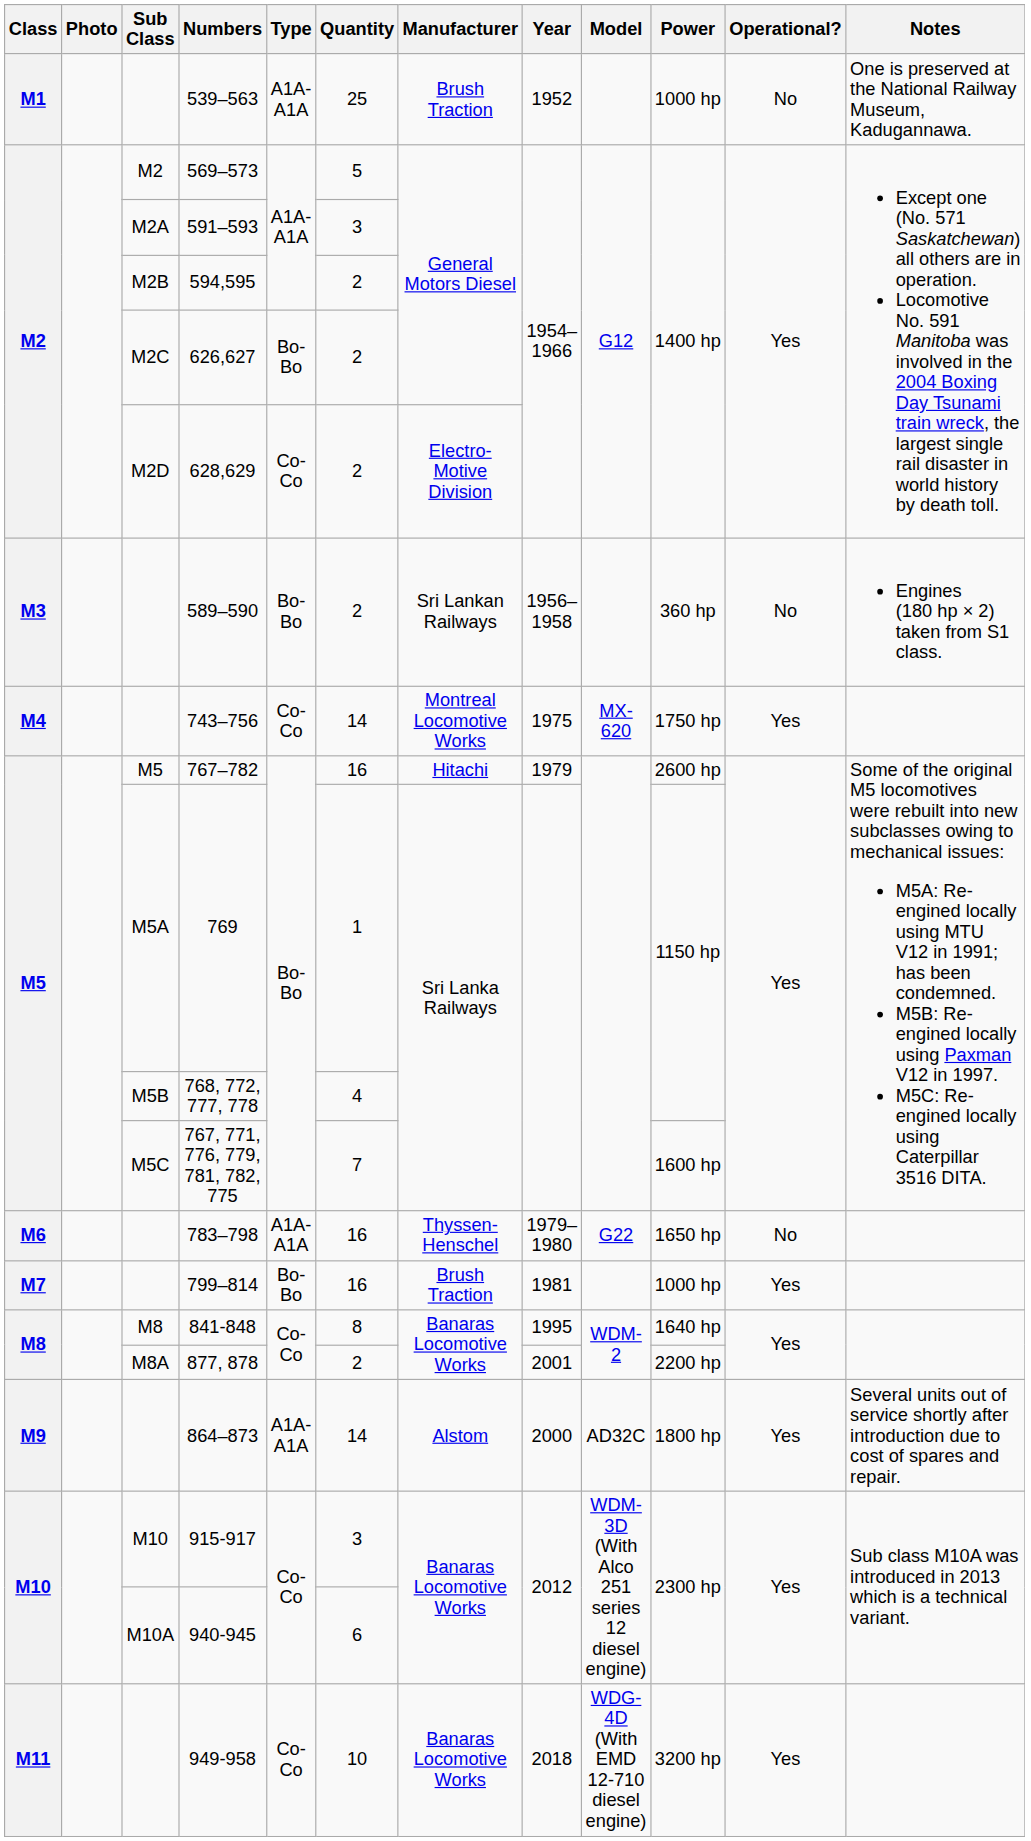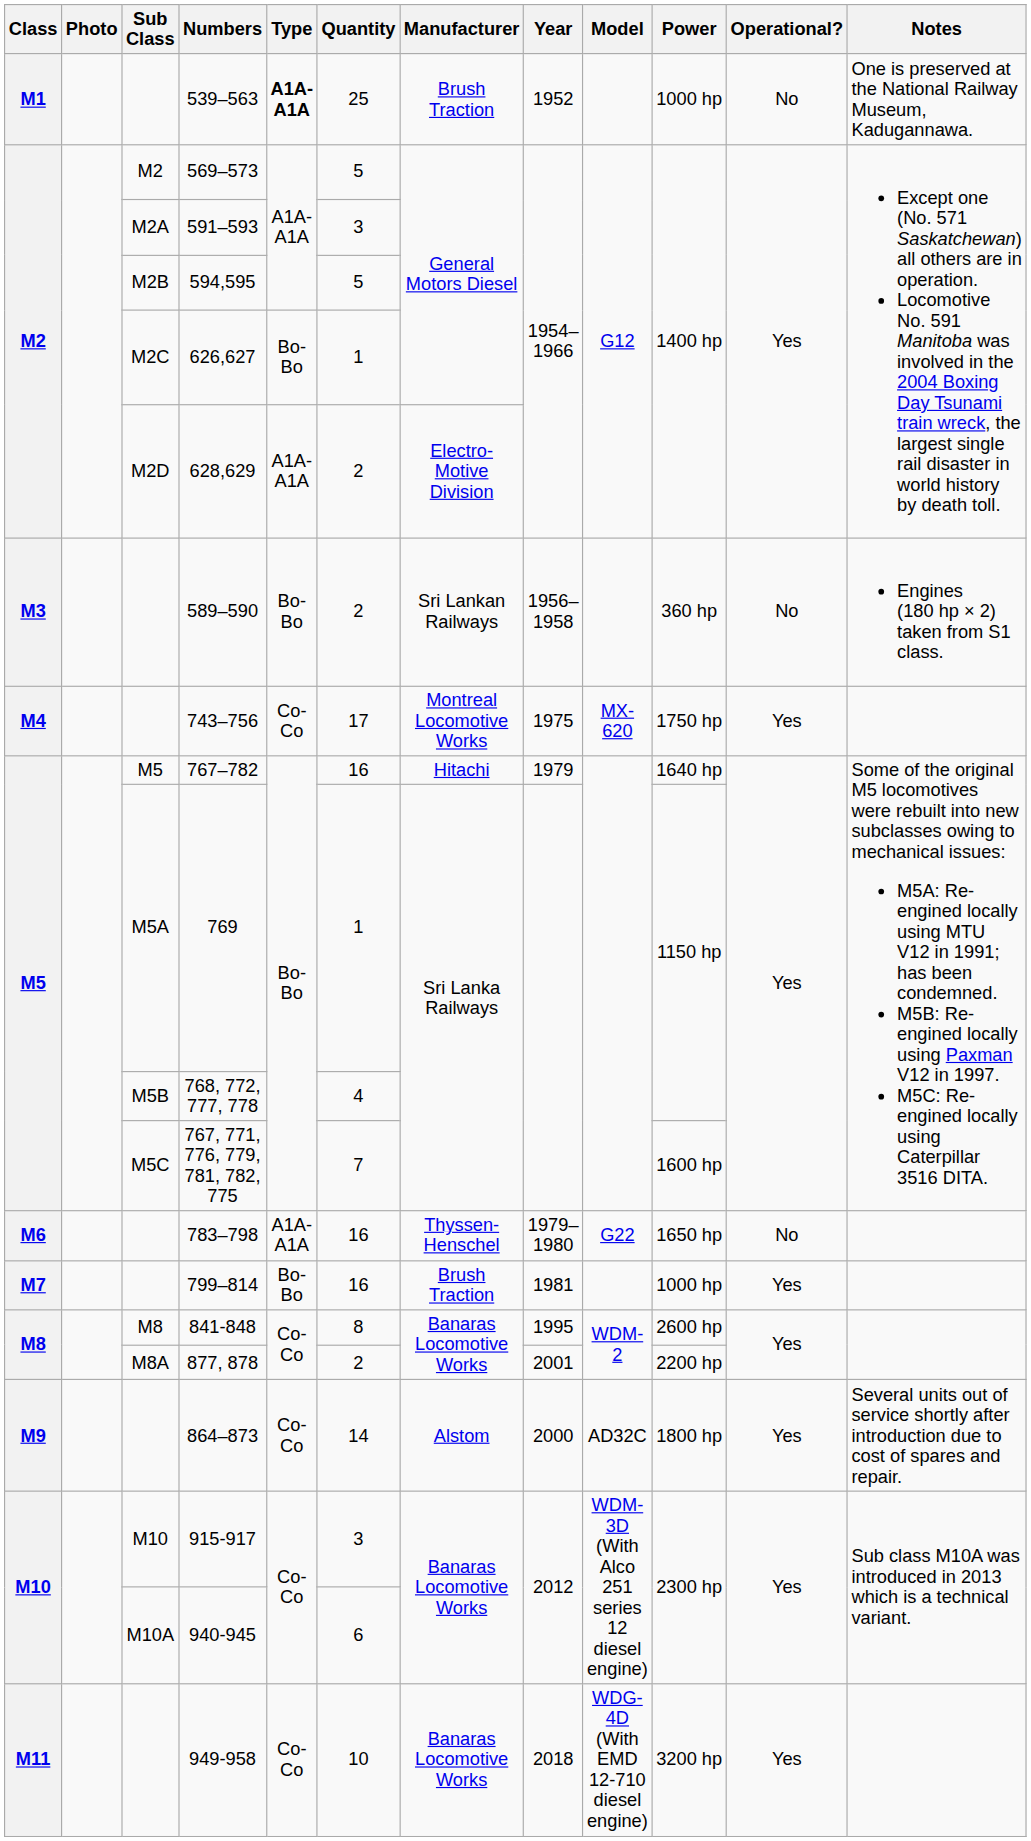(291, 99) normal -> (292, 99) bold
(357, 282) 2 -> (358, 282) 5
(357, 357) 2 -> (358, 357) 1
(291, 471) Co-Co -> (292, 471) A1A-A1A
(357, 720) 14 -> (358, 720) 17
(688, 770) 2600 hp -> (689, 770) 1640 hp
(688, 1327) 1640 hp -> (689, 1327) 2600 hp
(291, 1435) A1A-A1A -> (292, 1435) Co-Co
